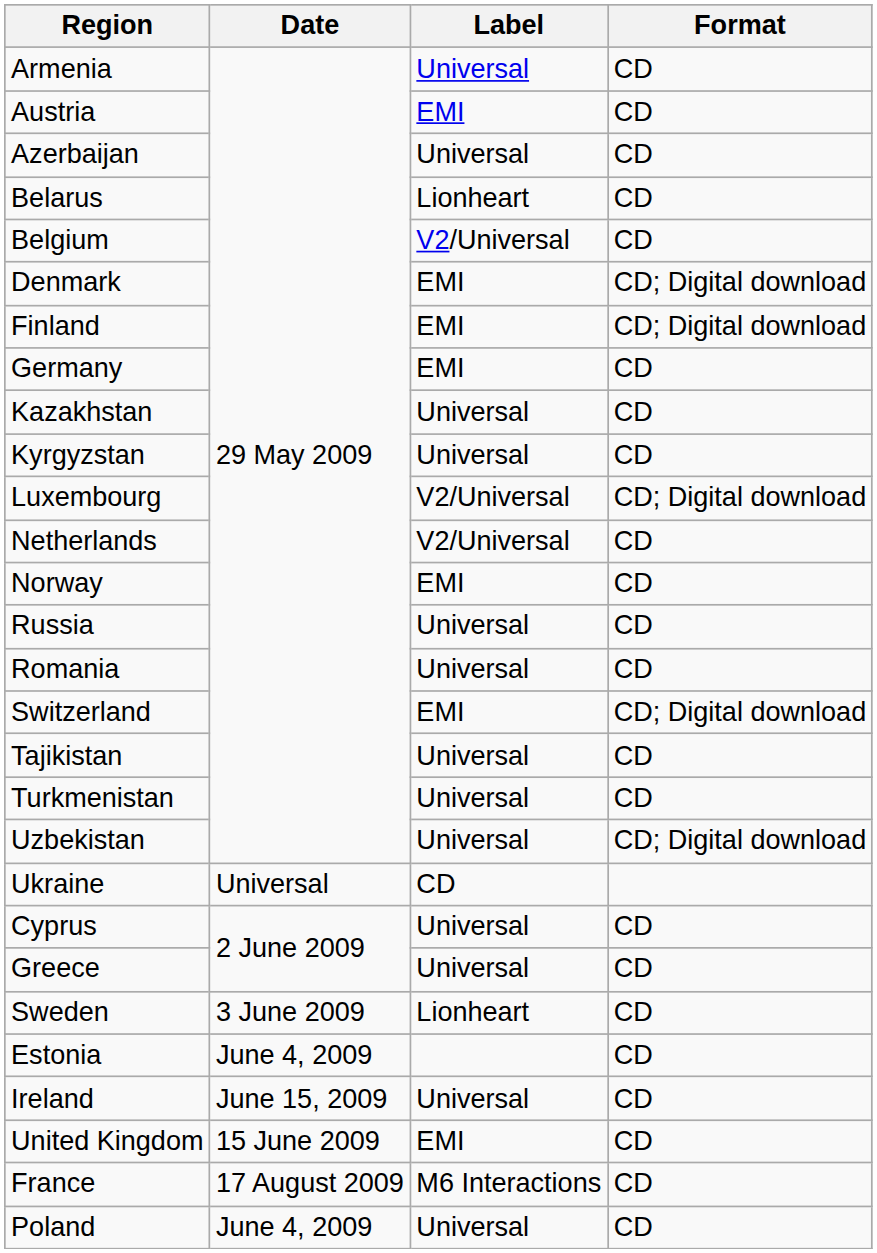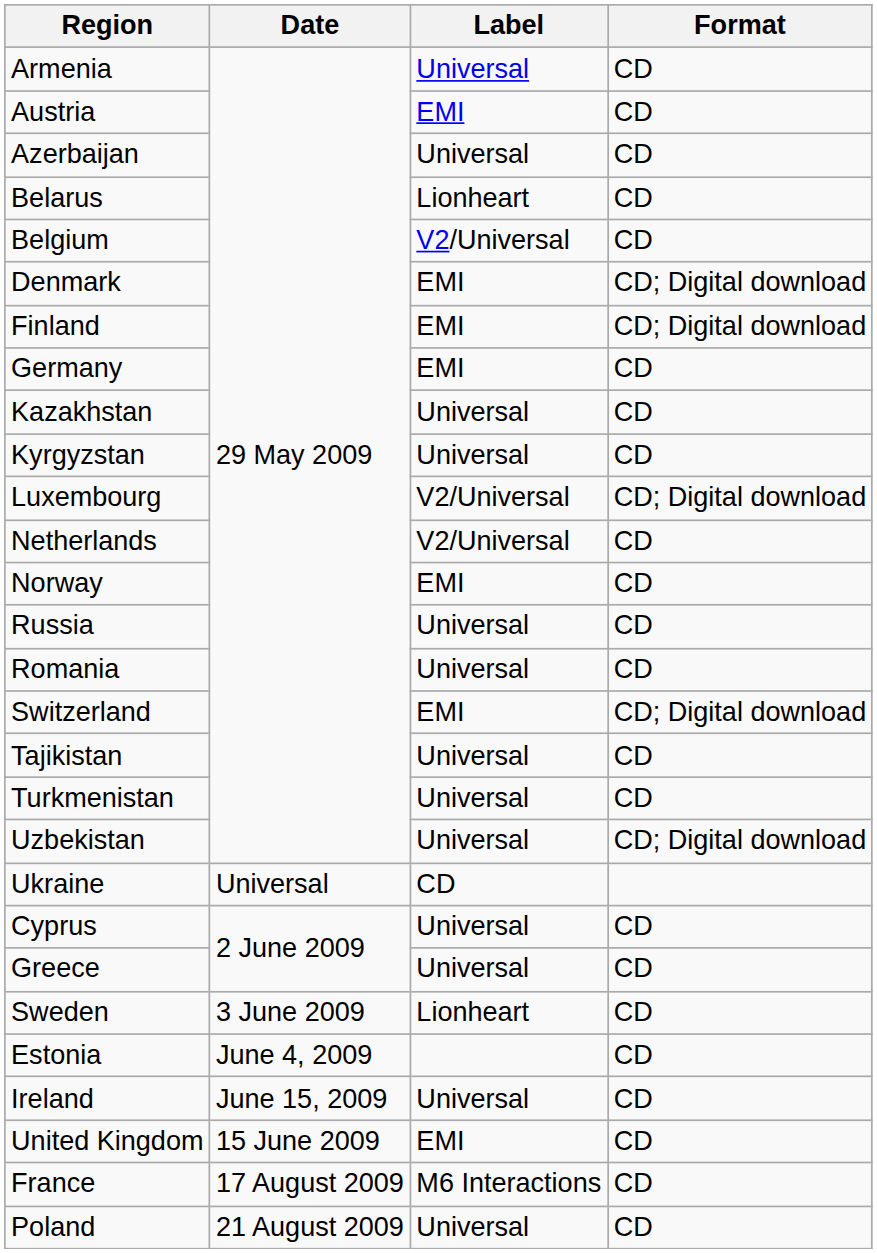(294, 1226) June 4, 2009 -> (310, 1226) 21 August 2009
